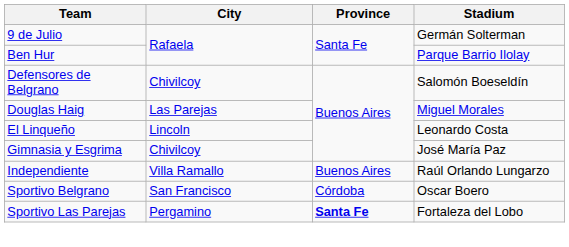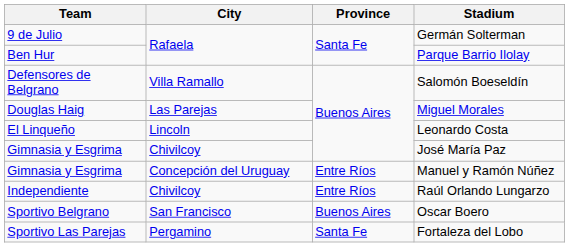(175, 82) Chivilcoy -> (186, 82) Villa Ramallo
+ row: (486, 171)
(186, 171) Villa Ramallo -> (175, 191) Chivilcoy
(353, 171) Buenos Aires -> (345, 191) Entre Ríos
(340, 191) Córdoba -> (353, 211) Buenos Aires
(342, 211) bold -> (341, 232) normal
